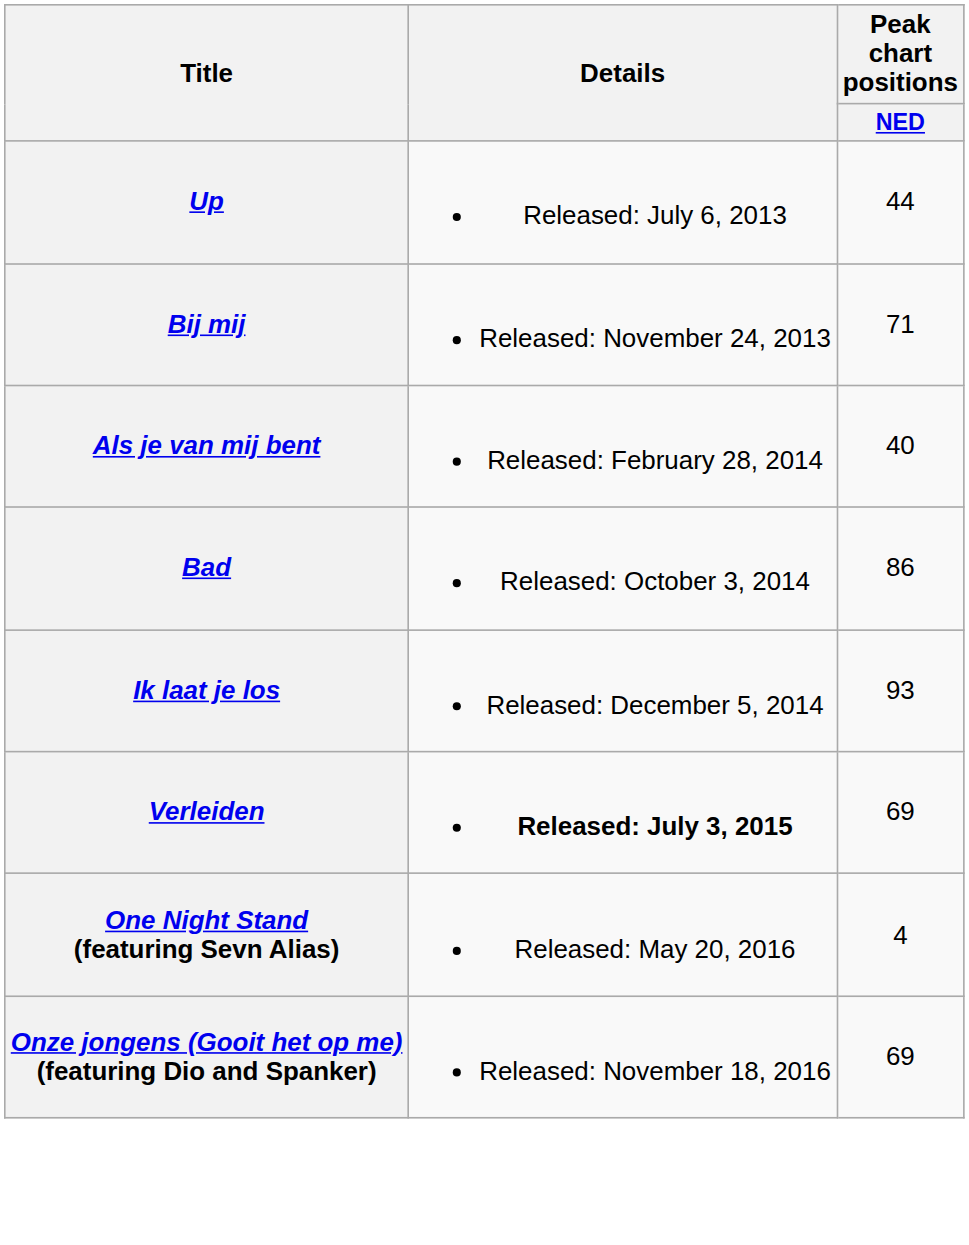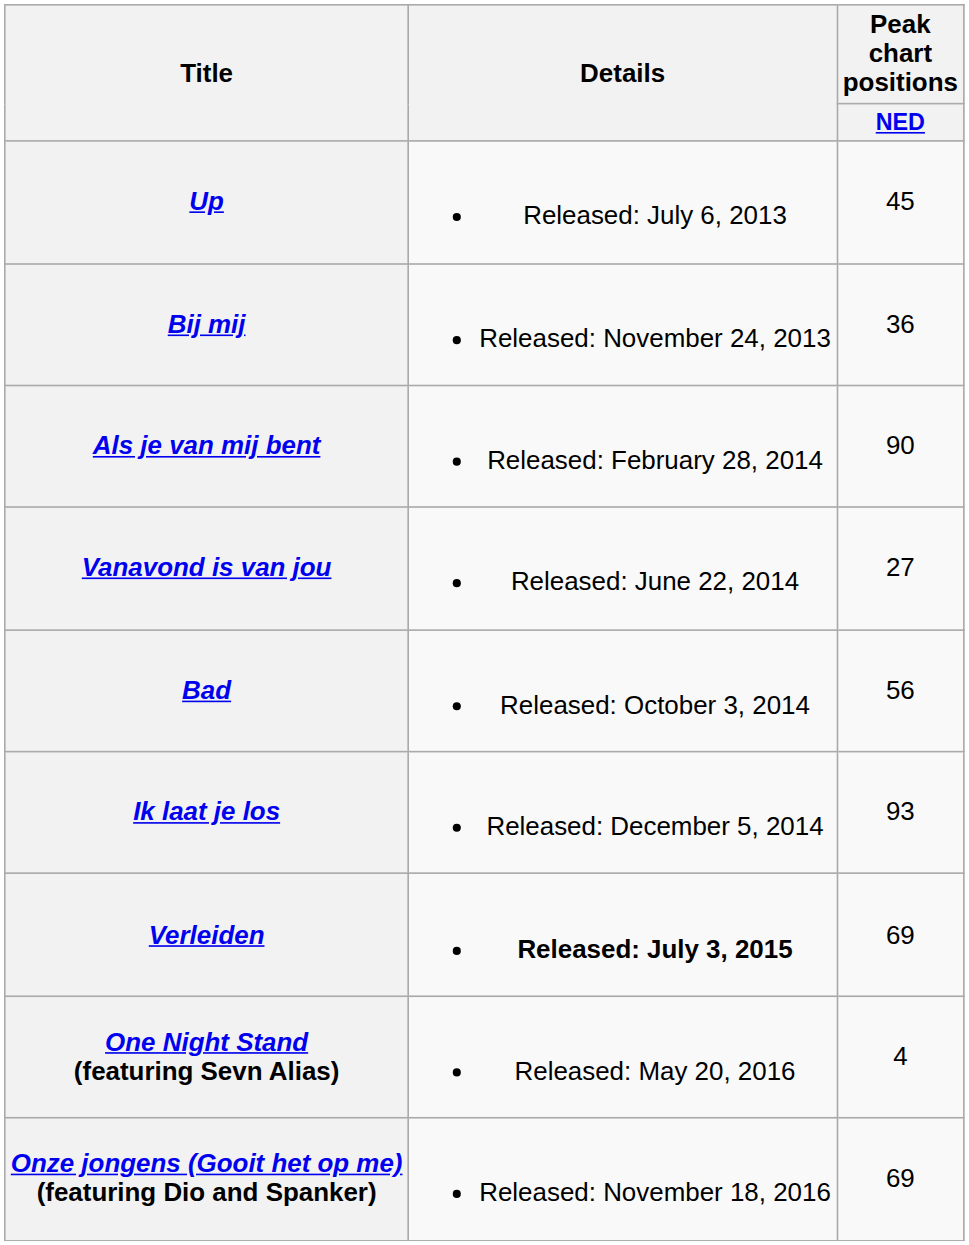(900, 201) 44 -> (900, 201) 45
(900, 323) 71 -> (900, 323) 36
(900, 446) 40 -> (900, 446) 90
+ row: (207, 568)
(900, 568) 86 -> (900, 690) 56
